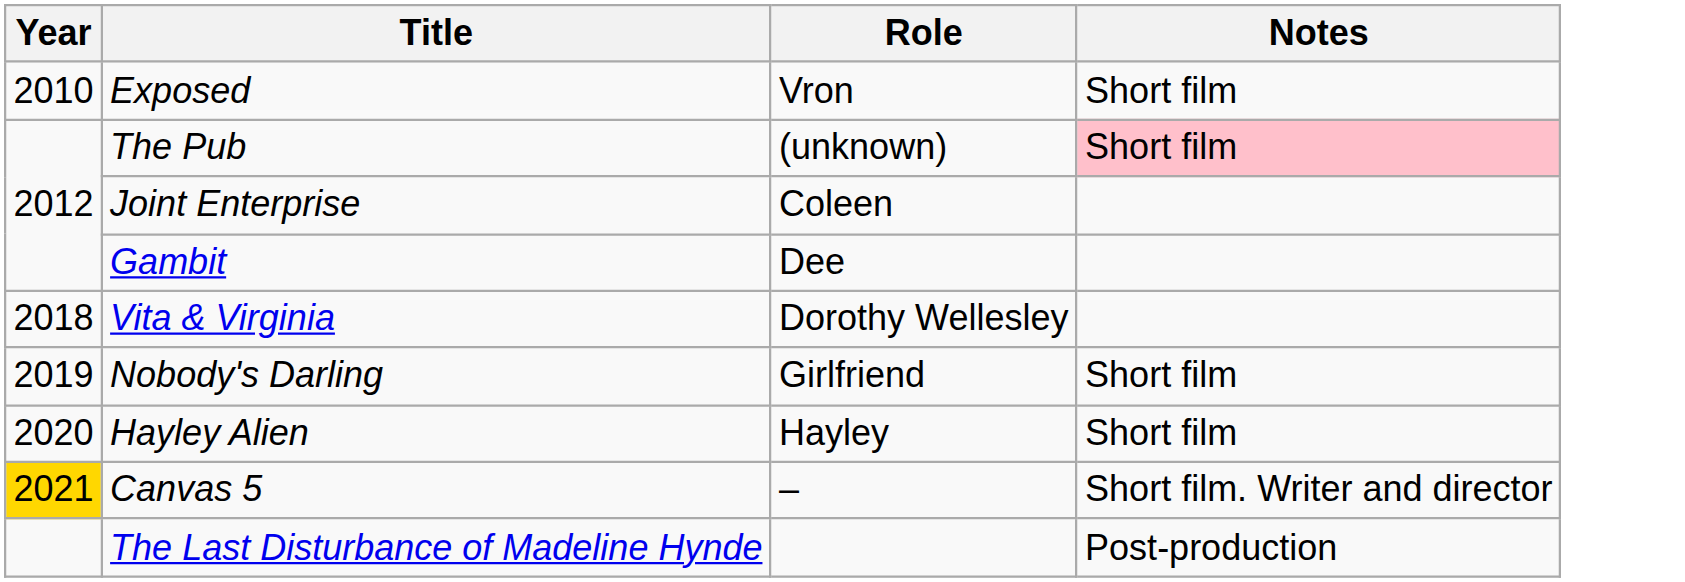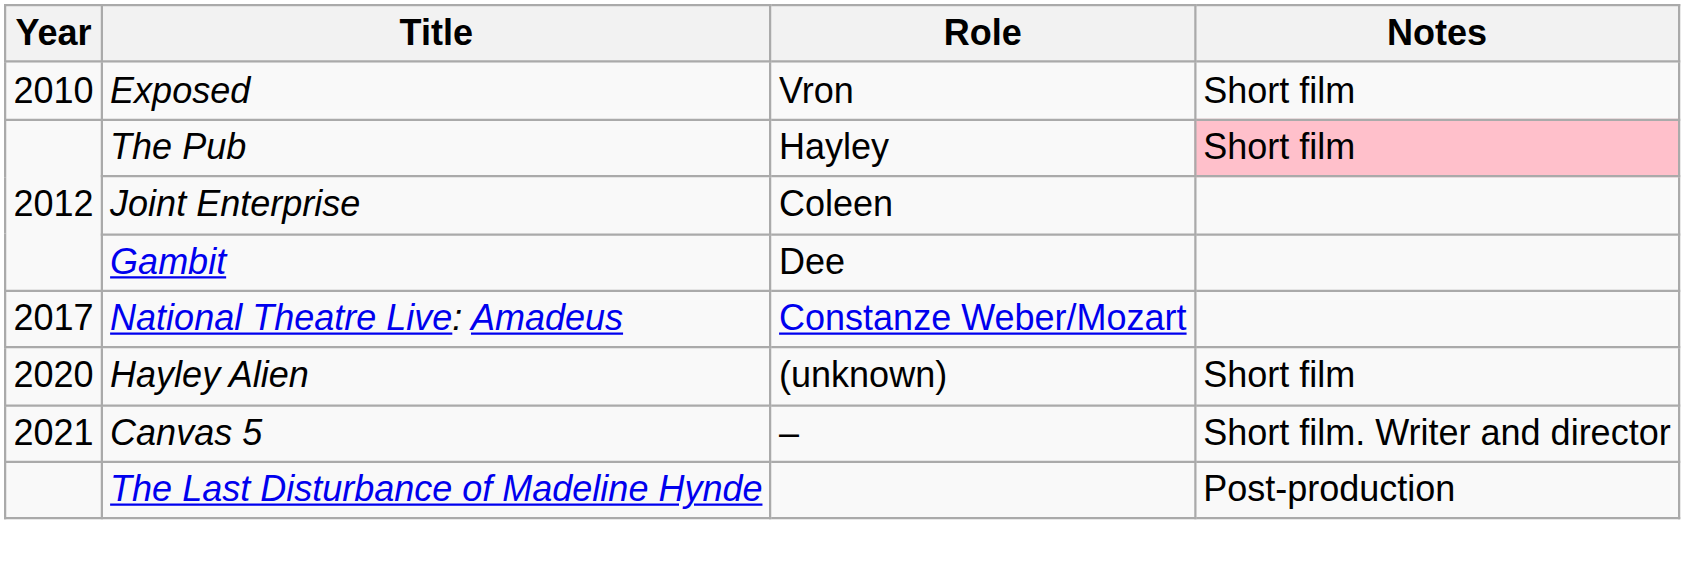(863, 147) (unknown) -> (834, 147) Hayley
+ row: (367, 318)
- row: (223, 318)
- row: (247, 375)
(834, 432) Hayley -> (863, 375) (unknown)
(53, 489) gold background -> (53, 432) no background
